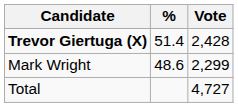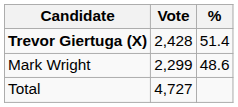columns swapped: (210, 16) <-> (169, 16)
